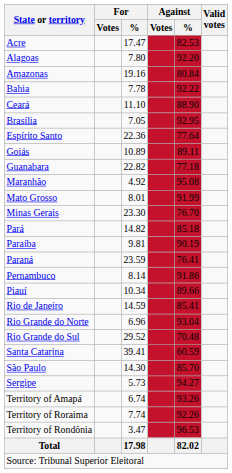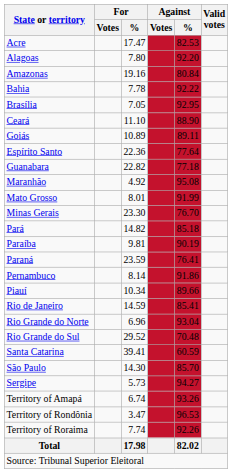rows swapped: (22, 120) <-> (18, 105)
rows swapped: (34, 136) <-> (18, 151)
rows swapped: (47, 414) <-> (49, 430)
